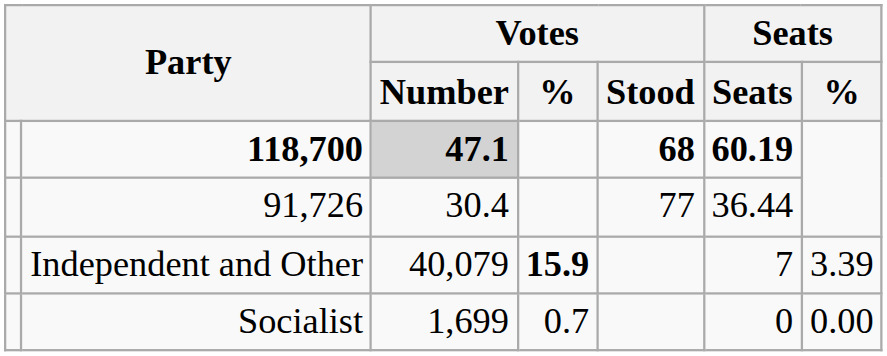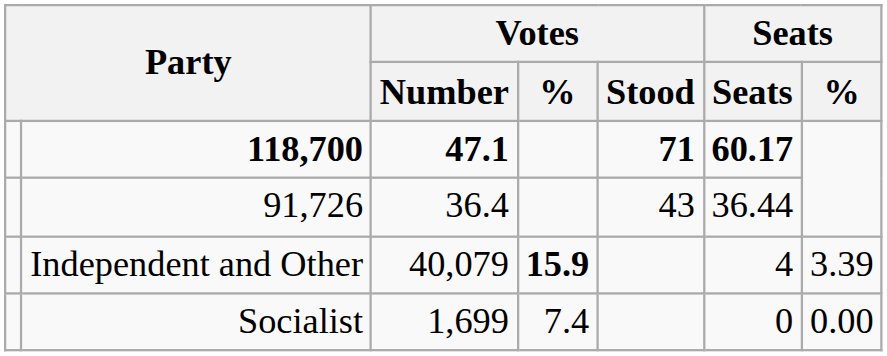(477, 148) lightgrey background -> (477, 148) no background
(677, 148) 68 -> (677, 148) 71
(752, 148) 60.19 -> (752, 148) 60.17
(477, 206) 30.4 -> (477, 206) 36.4
(677, 206) 77 -> (677, 206) 43
(784, 263) 7 -> (784, 263) 4
(567, 321) 0.7 -> (567, 321) 7.4
